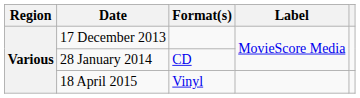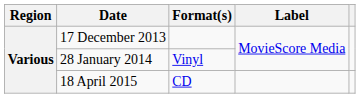(182, 59) CD -> (188, 59) Vinyl
(188, 81) Vinyl -> (182, 81) CD
